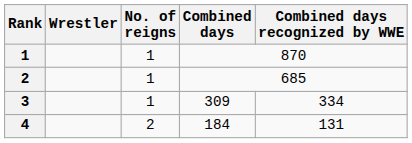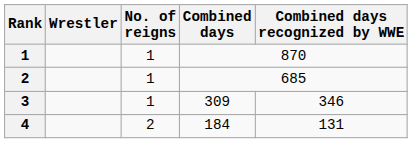(331, 103) 334 -> (331, 103) 346
